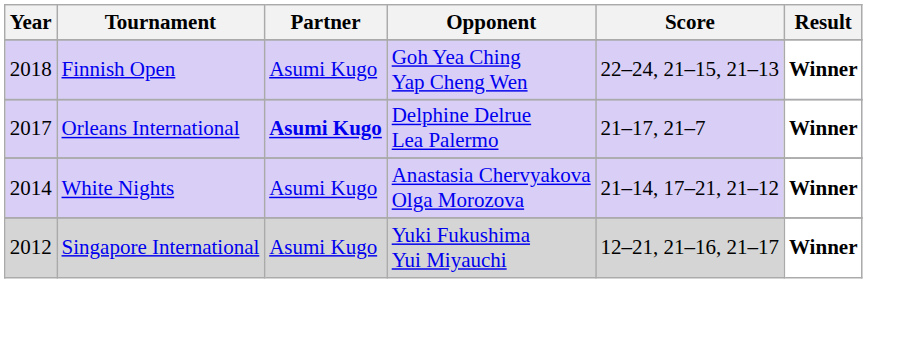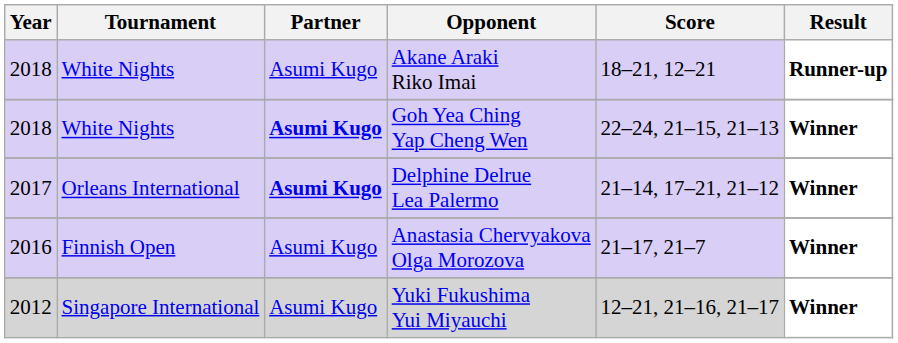+ row: (445, 69)
(118, 69) Finnish Open -> (118, 128) White Nights
(323, 69) normal -> (326, 128) bold
(653, 128) 21–17, 21–7 -> (690, 188) 21–14, 17–21, 21–12
(31, 188) 2014 -> (31, 247) 2016
(118, 188) White Nights -> (118, 247) Finnish Open
(690, 188) 21–14, 17–21, 21–12 -> (653, 247) 21–17, 21–7
